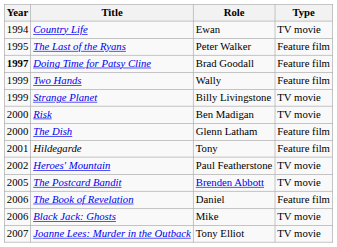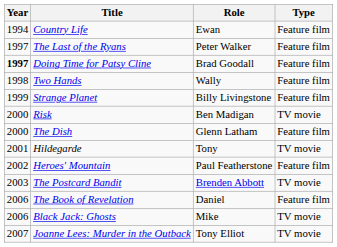(299, 30) TV movie -> (304, 30) Feature film
(18, 47) 1995 -> (18, 47) 1997
(18, 81) 1999 -> (18, 81) 1998
(299, 98) TV movie -> (304, 98) Feature film
(304, 149) Feature film -> (299, 149) TV movie
(299, 166) TV movie -> (304, 166) Feature film
(18, 183) 2005 -> (18, 183) 2003
